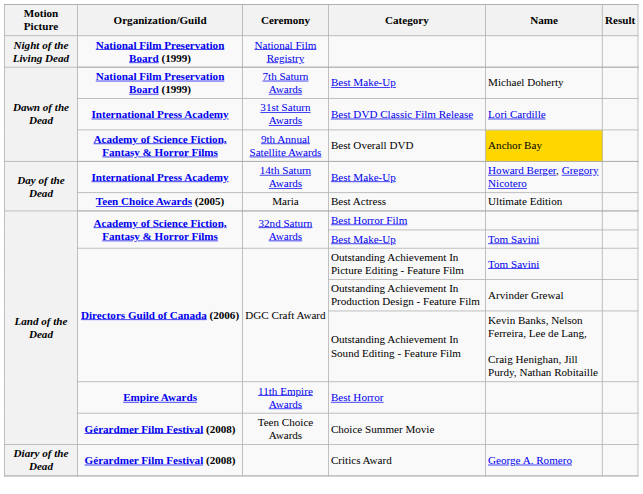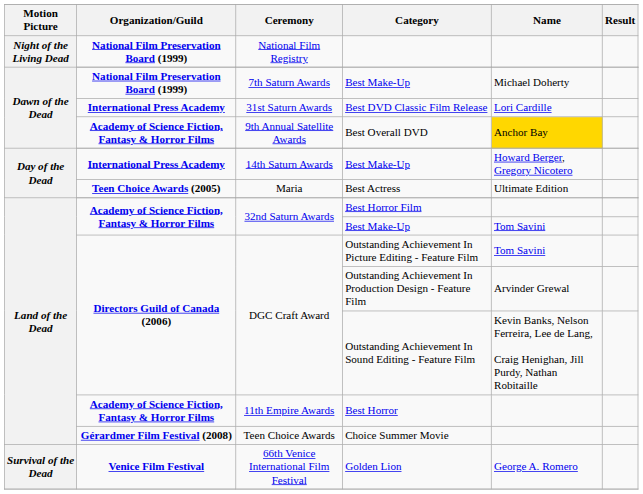(160, 397) Empire Awards -> (156, 410) Academy of Science Fiction, Fantasy & Horror Films
- row: (285, 460)
+ row: (289, 467)
